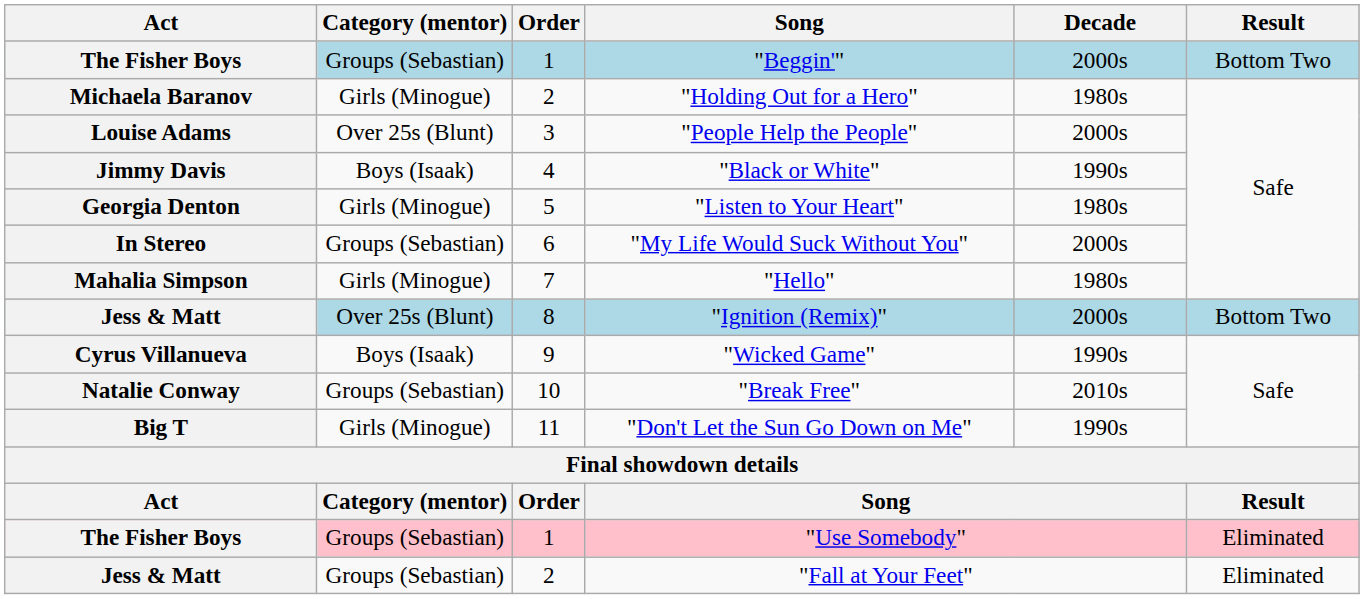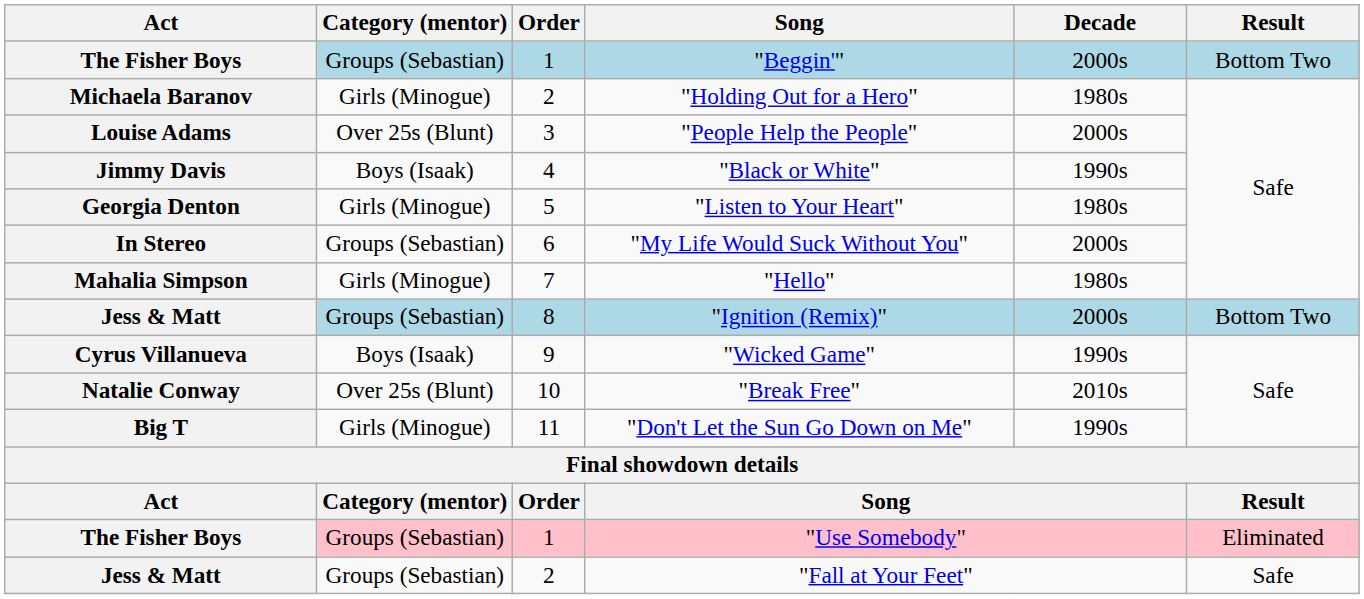(415, 317) Over 25s (Blunt) -> (415, 317) Groups (Sebastian)
(415, 390) Groups (Sebastian) -> (415, 390) Over 25s (Blunt)
(1273, 574) Eliminated -> (1273, 574) Safe
